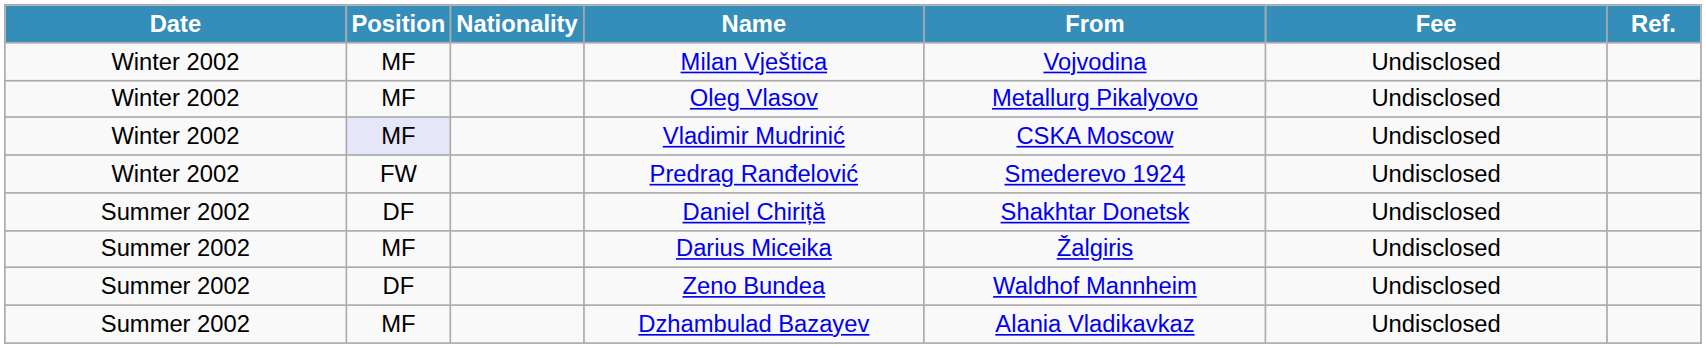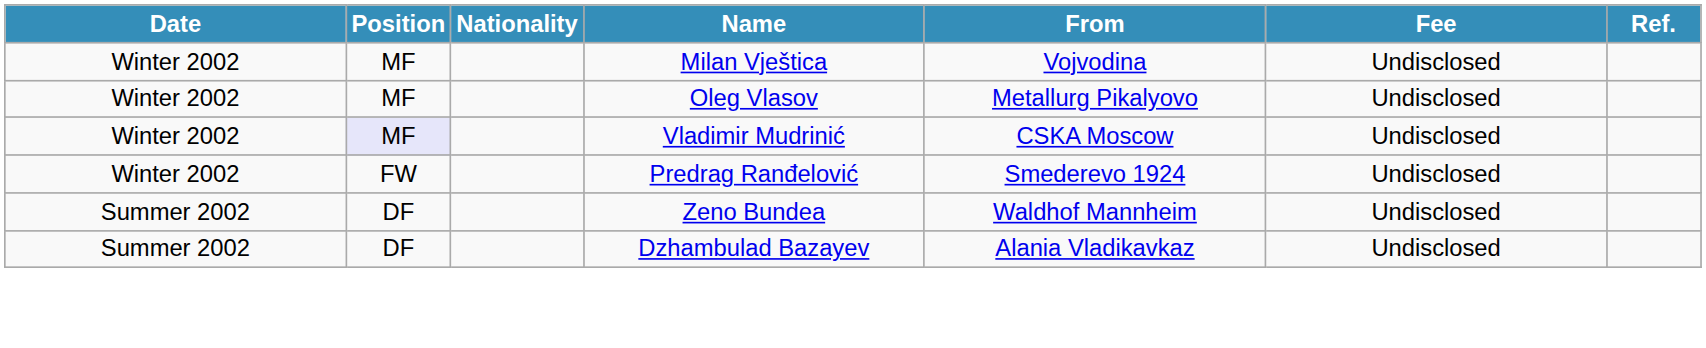- row: (754, 212)
- row: (754, 249)
(398, 324) MF -> (398, 249) DF
